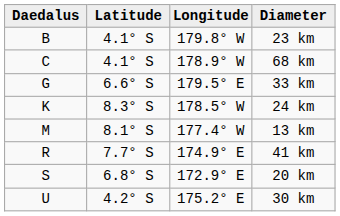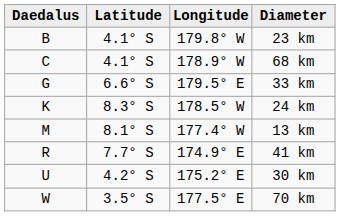- row: (293, 176)
+ row: (293, 199)
